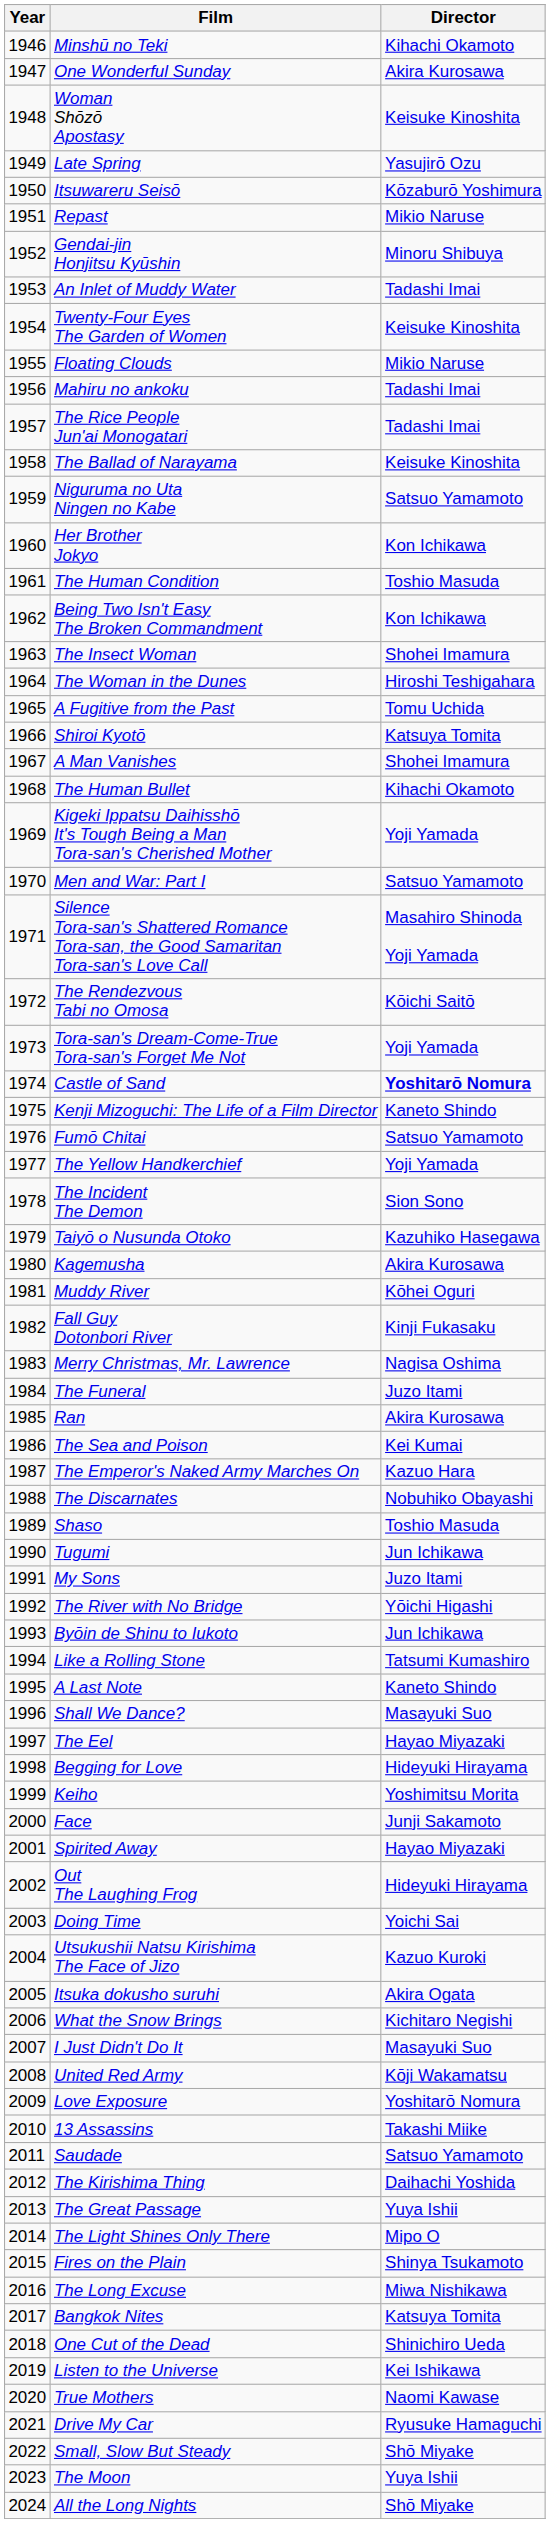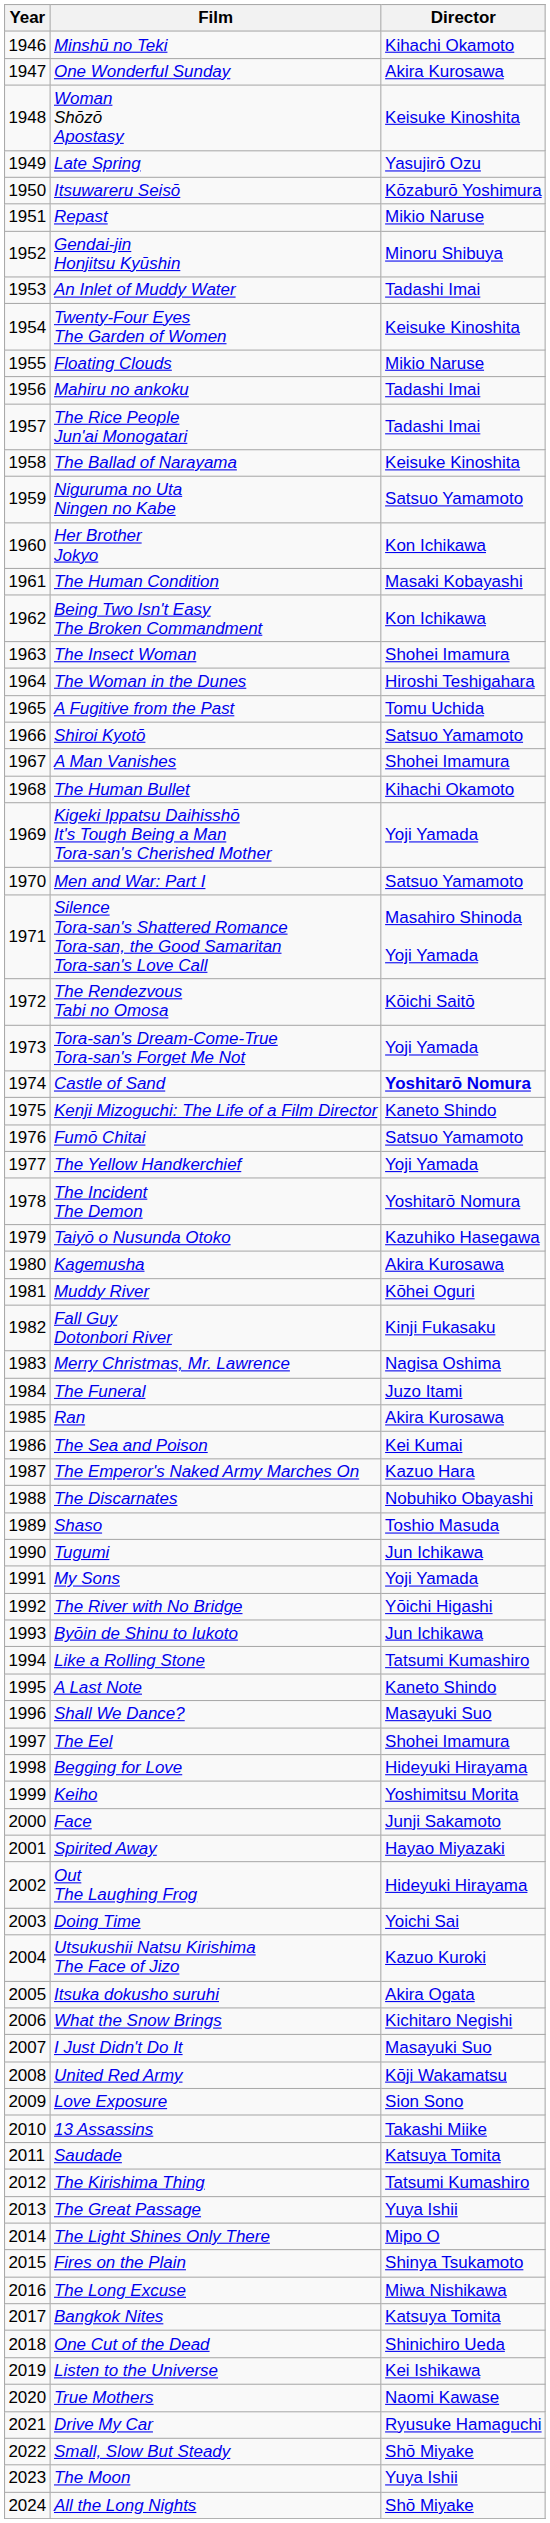(442, 581) Toshio Masuda -> (454, 581) Masaki Kobayashi
(443, 735) Katsuya Tomita -> (454, 735) Satsuo Yamamoto
(424, 1201) Sion Sono -> (453, 1201) Yoshitarō Nomura
(424, 1579) Juzo Itami -> (432, 1579) Yoji Yamada
(445, 1740) Hayao Miyazaki -> (447, 1740) Shohei Imamura
(453, 2101) Yoshitarō Nomura -> (424, 2101) Sion Sono
(454, 2155) Satsuo Yamamoto -> (443, 2155) Katsuya Tomita
(450, 2182) Daihachi Yoshida -> (457, 2182) Tatsumi Kumashiro
